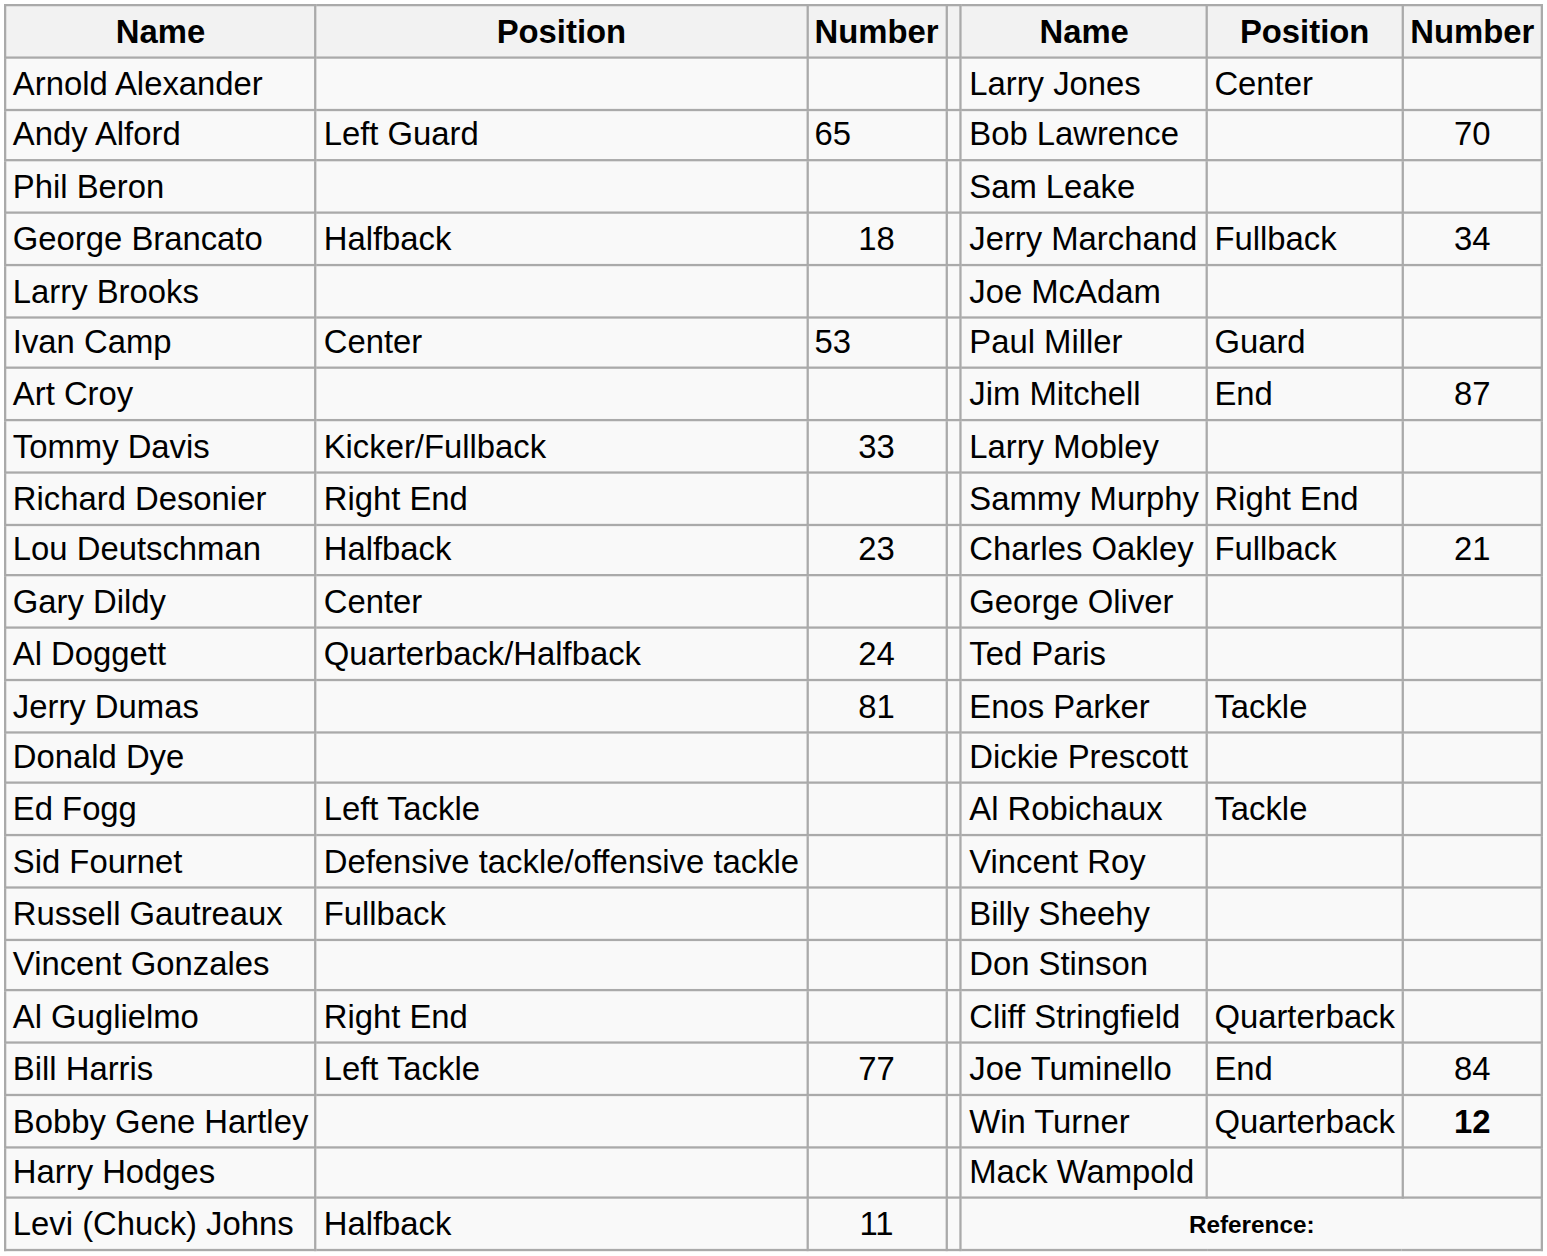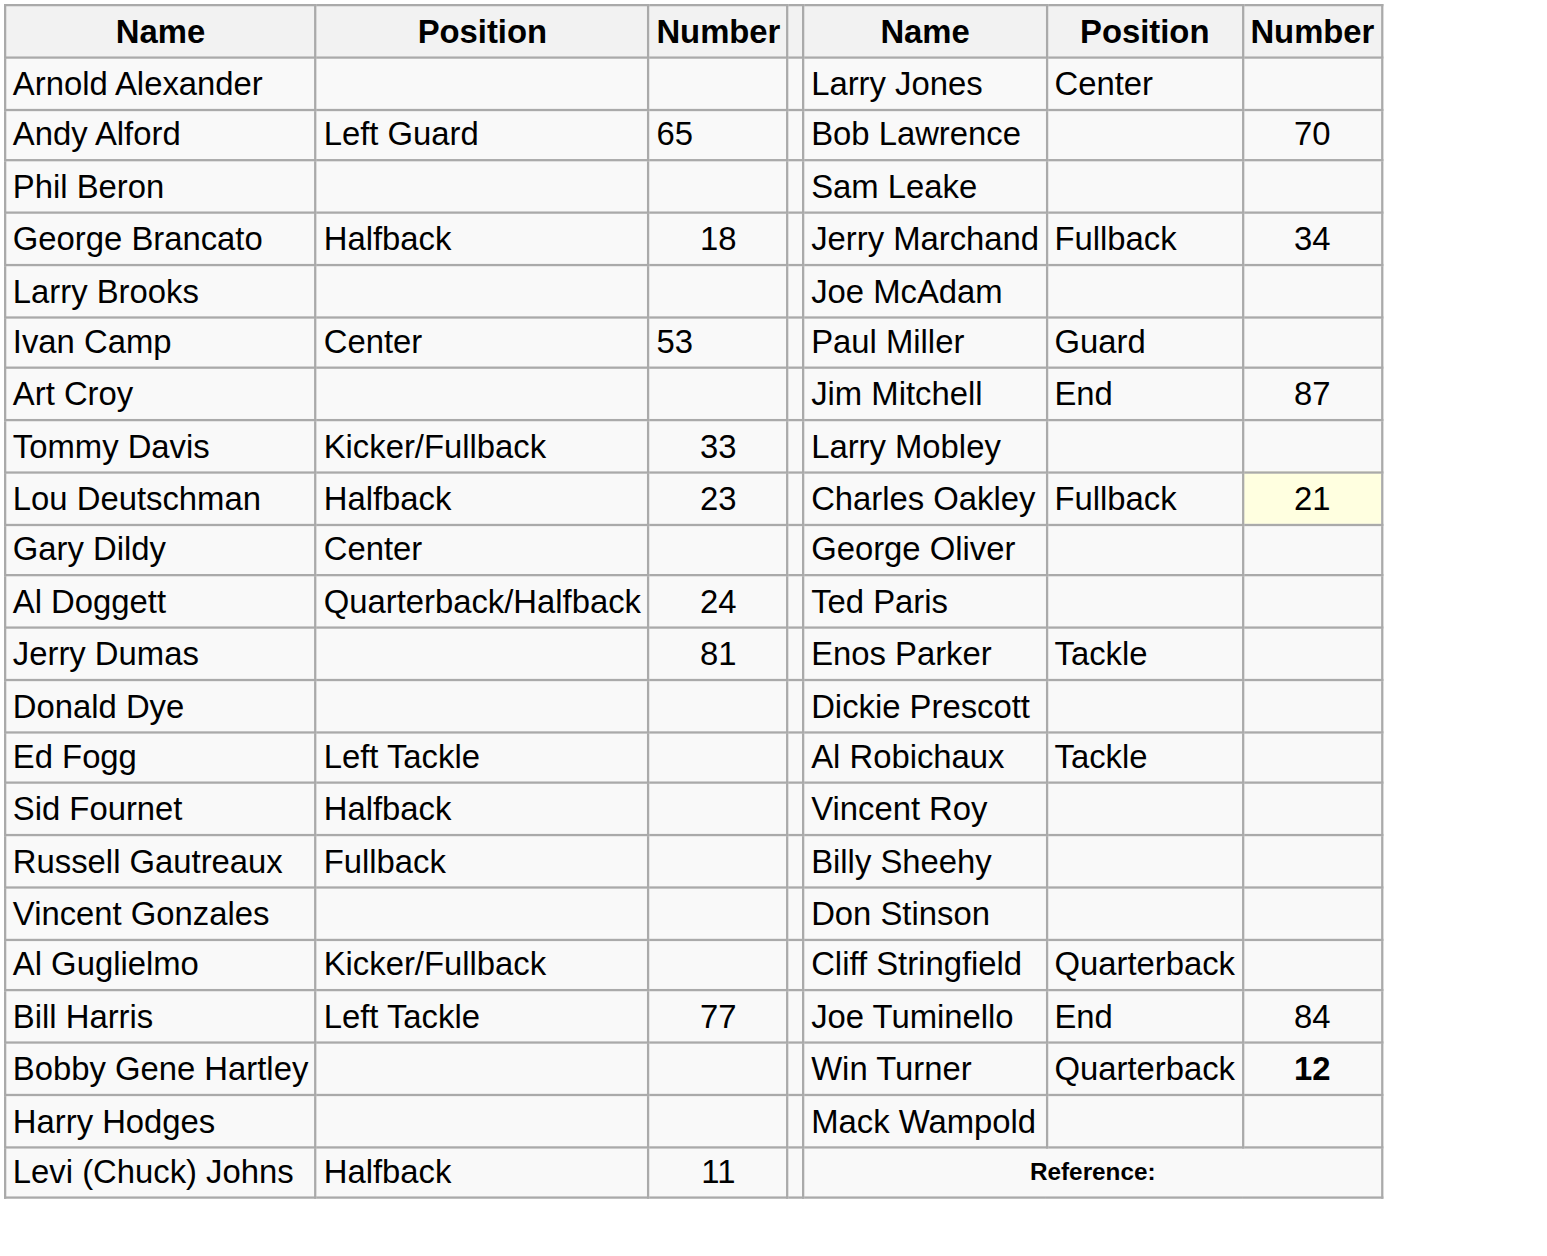- row: (140, 498)
(1472, 550) no background -> (1312, 498) lightyellow background
(561, 861) Defensive tackle/offensive tackle -> (388, 810) Halfback
(396, 1017) Right End -> (435, 965) Kicker/Fullback
